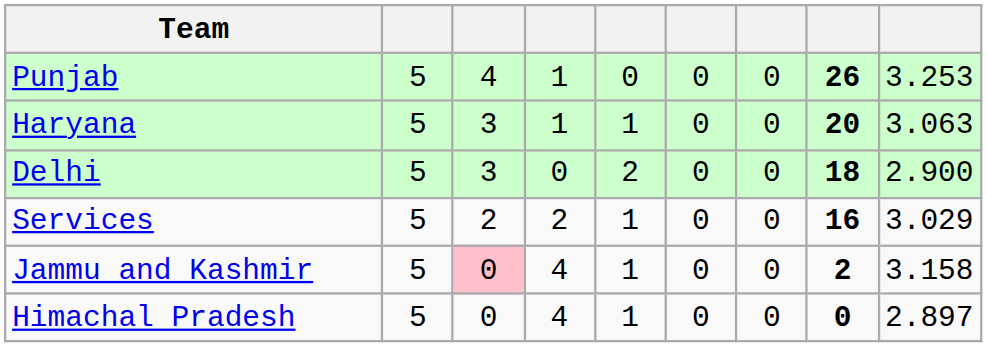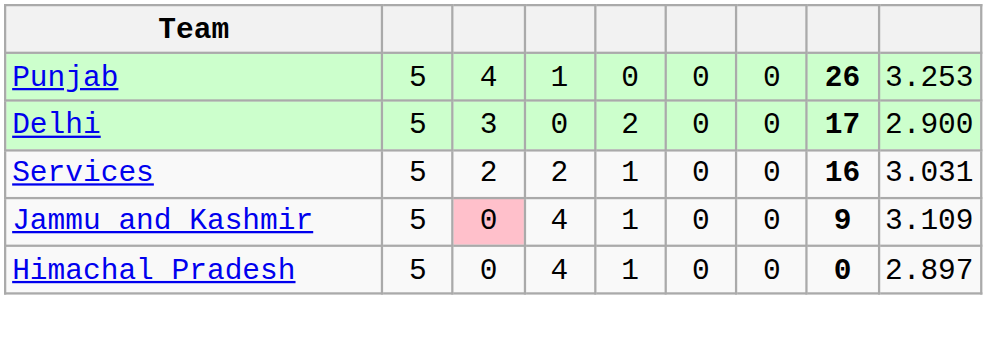- row: (74, 125)
(843, 173) 18 -> (843, 125) 17
(929, 222) 3.029 -> (929, 173) 3.031
(843, 270) 2 -> (843, 222) 9
(929, 270) 3.158 -> (929, 222) 3.109
